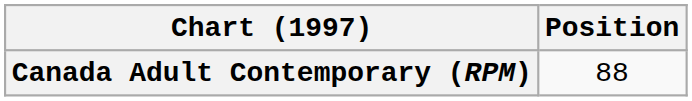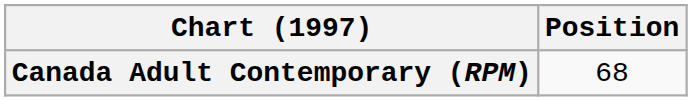(612, 73) 88 -> (612, 73) 68
